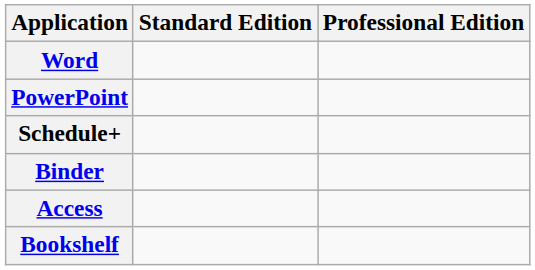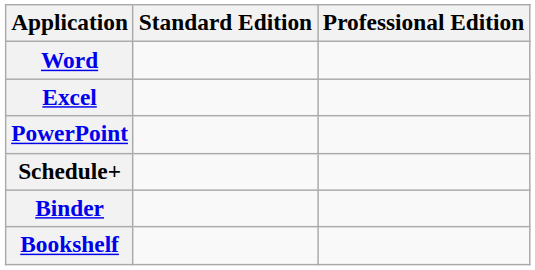+ row: (70, 97)
- row: (70, 208)
